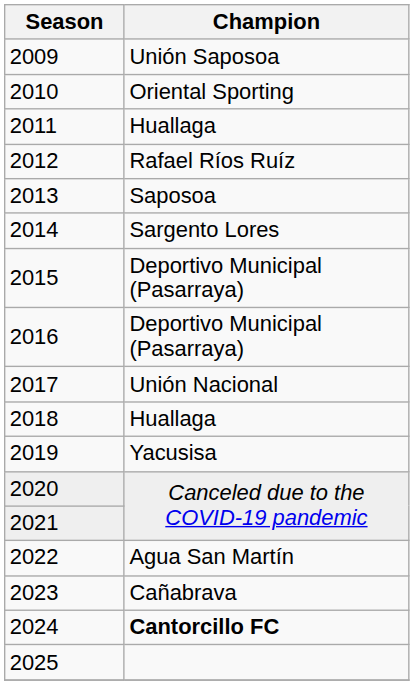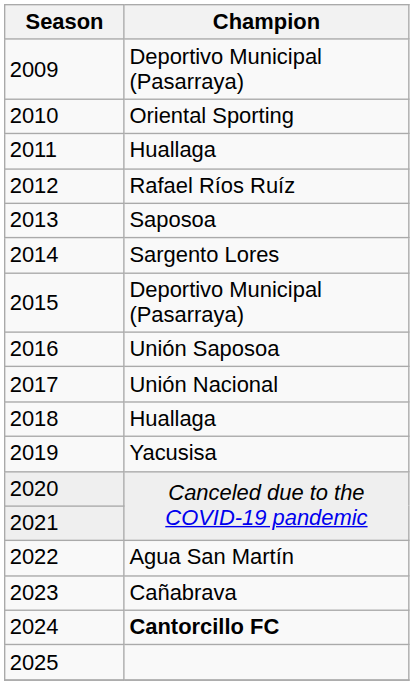(204, 56) Unión Saposoa -> (226, 68) Deportivo Municipal (Pasarraya)
(226, 336) Deportivo Municipal (Pasarraya) -> (204, 349) Unión Saposoa
